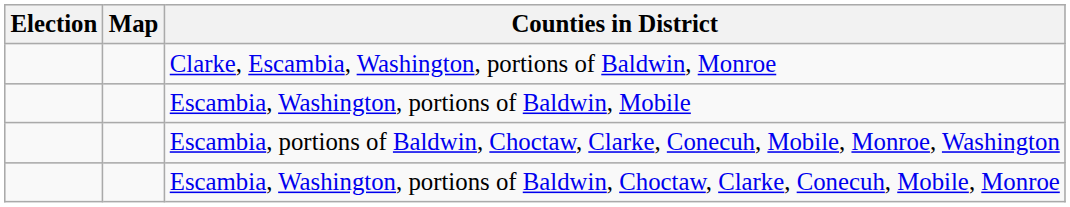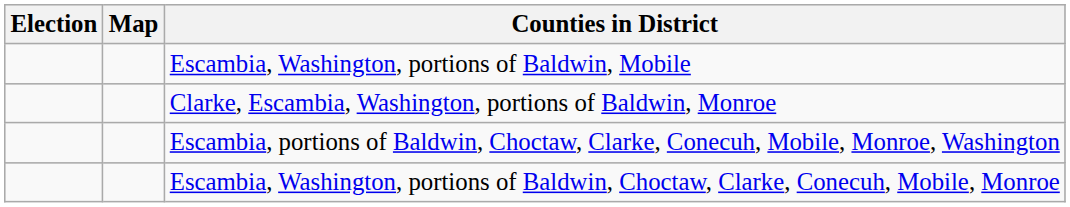rows swapped: (430, 102) <-> (473, 63)
